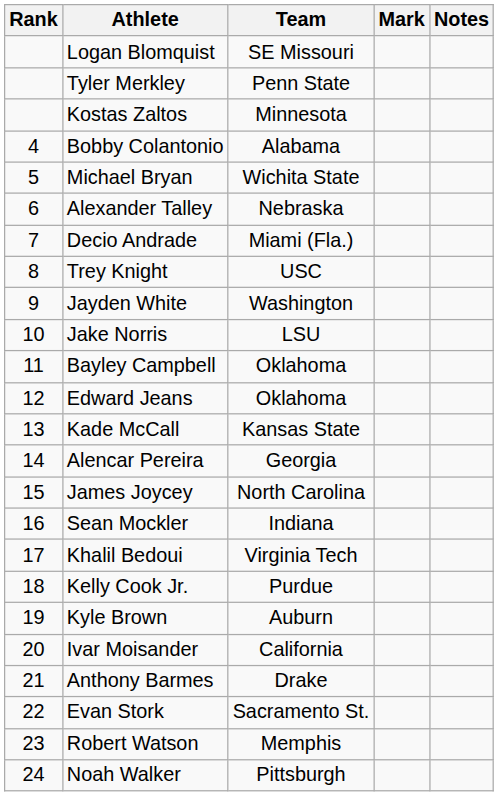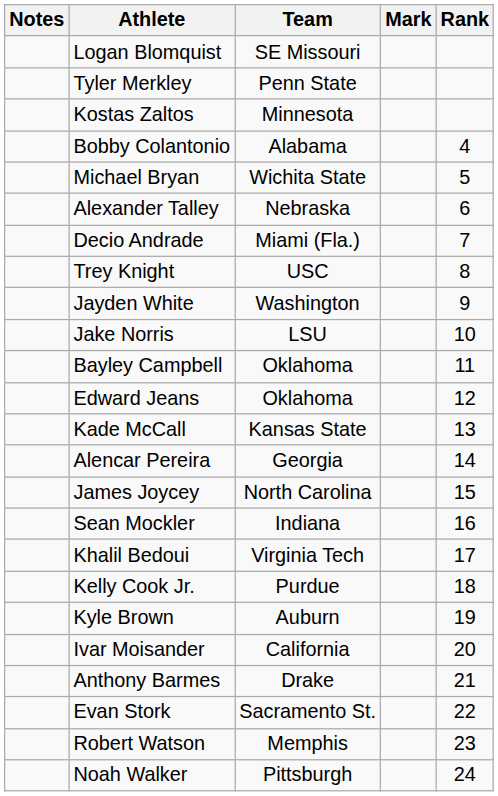columns swapped: (33, 20) <-> (462, 20)
